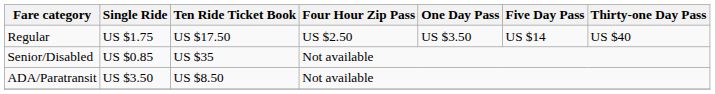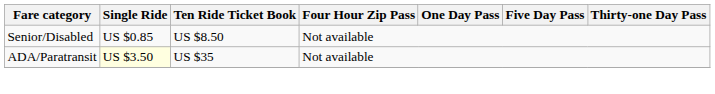- row: (28, 36)
(194, 57) US $35 -> (199, 36) US $8.50
(128, 78) no background -> (128, 57) lightyellow background
(199, 78) US $8.50 -> (194, 57) US $35
